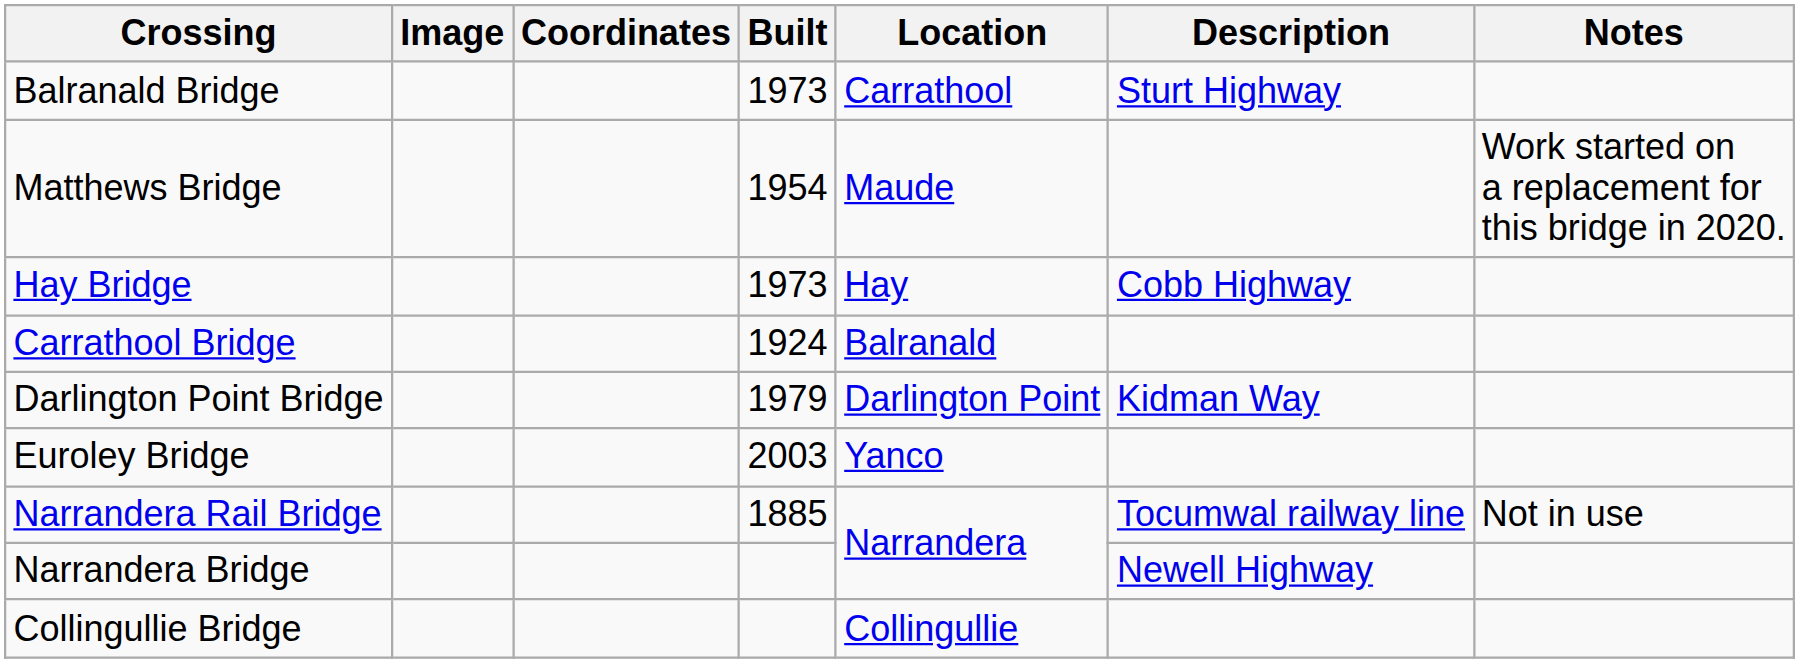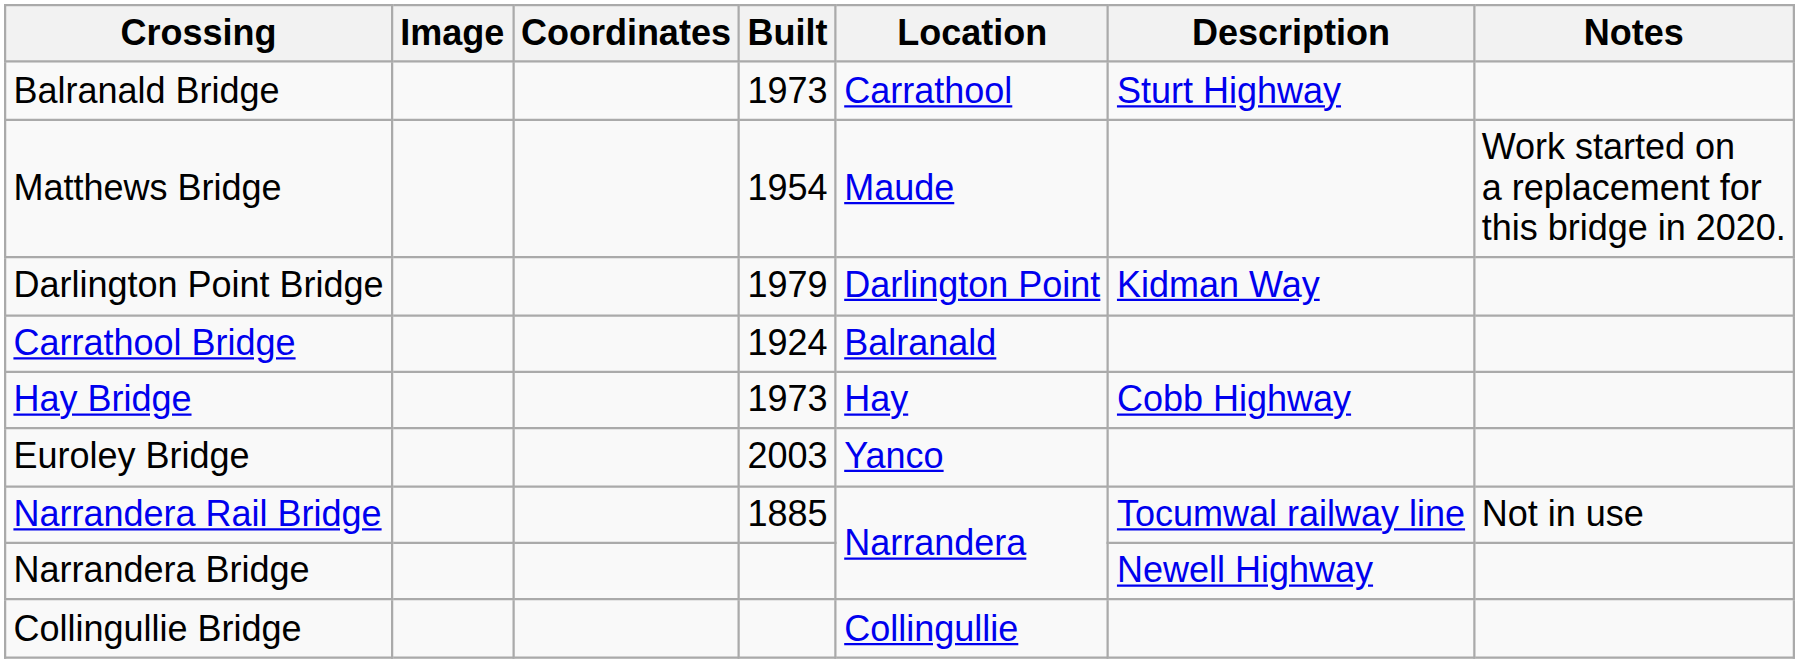rows swapped: (102, 285) <-> (199, 399)
